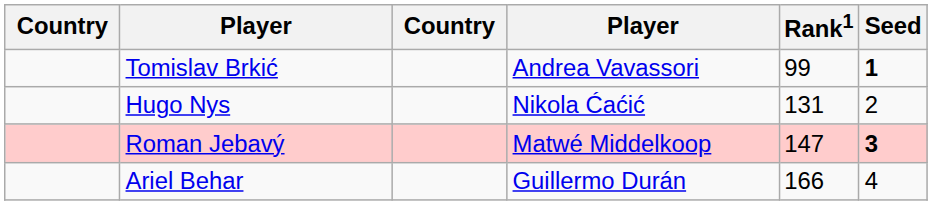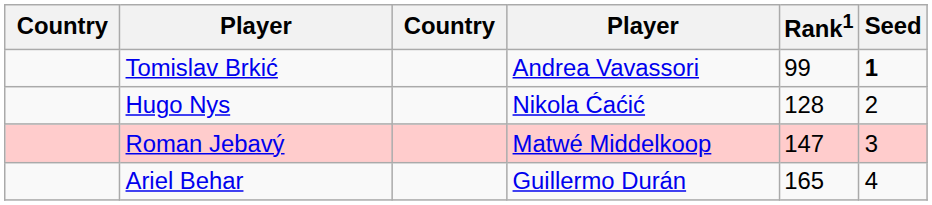(804, 105) 131 -> (804, 105) 128
(871, 143) bold -> (871, 143) normal
(804, 181) 166 -> (804, 181) 165
